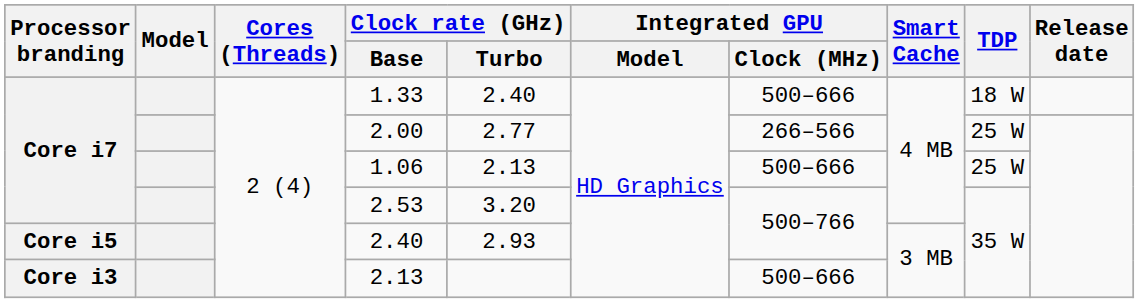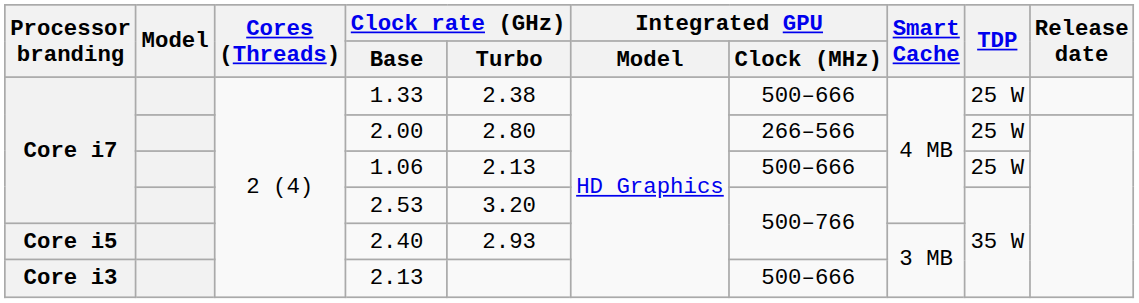(509, 96) 2.40 -> (509, 96) 2.38
(997, 96) 18 W -> (997, 96) 25 W
(509, 132) 2.77 -> (509, 132) 2.80
